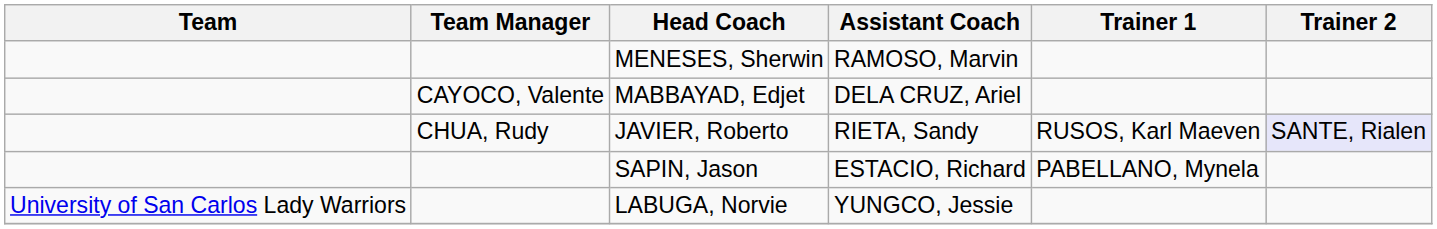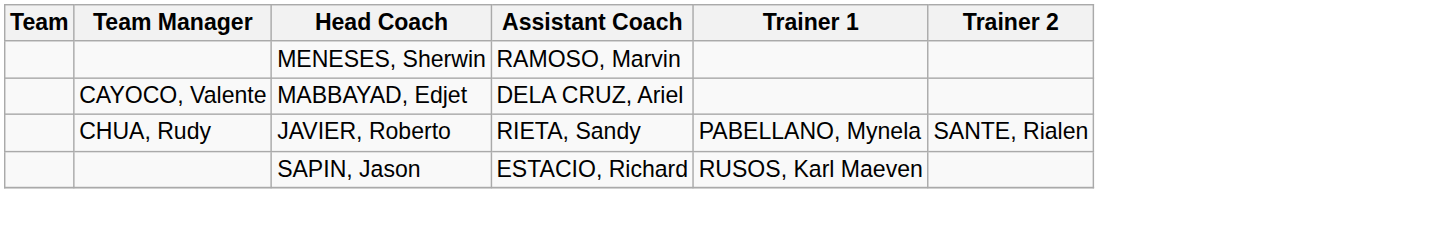(1148, 132) RUSOS, Karl Maeven -> (810, 132) PABELLANO, Mynela
(1348, 132) lavender background -> (1011, 132) no background
(1148, 168) PABELLANO, Mynela -> (811, 168) RUSOS, Karl Maeven
- row: (701, 205)
